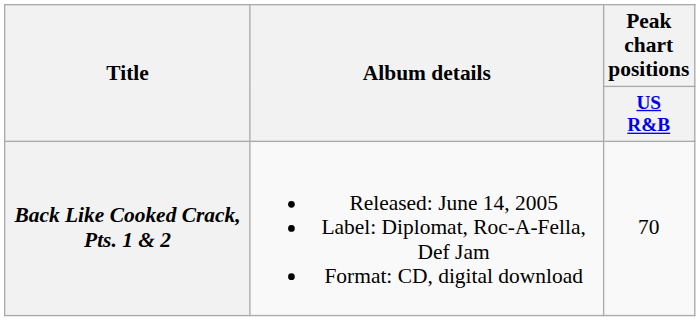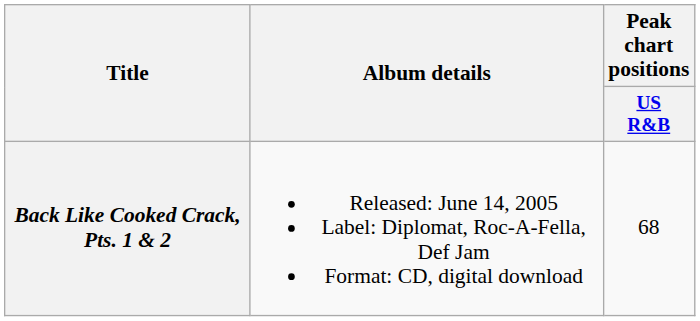(649, 228) 70 -> (649, 228) 68
